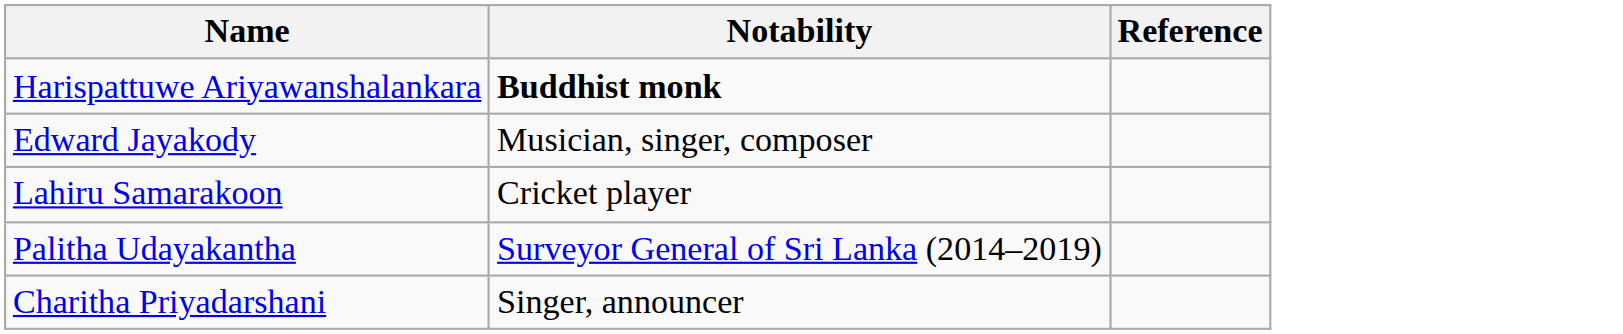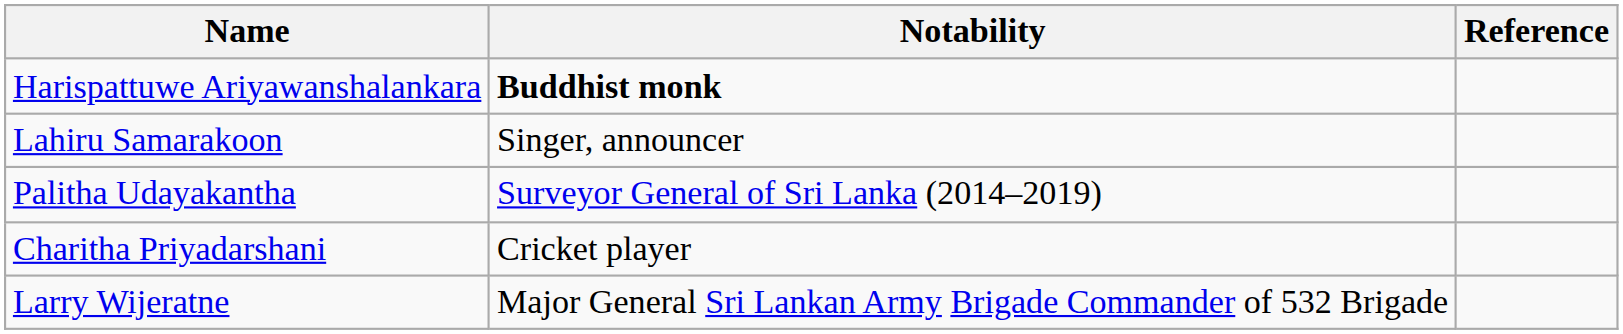- row: (135, 139)
(594, 193) Cricket player -> (620, 139) Singer, announcer
(620, 301) Singer, announcer -> (594, 247) Cricket player
+ row: (121, 301)
